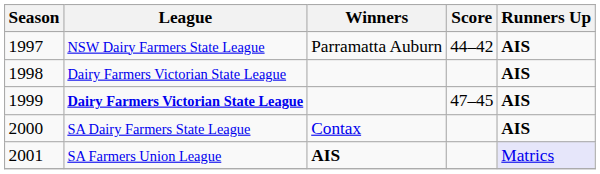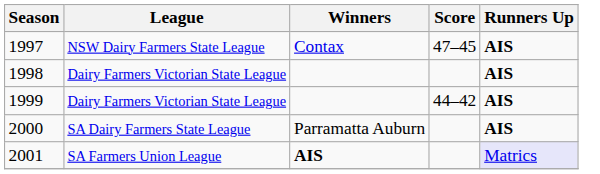(377, 45) Parramatta Auburn -> (319, 45) Contax
(472, 45) 44–42 -> (455, 45) 47–45
(185, 100) bold -> (177, 101) normal
(472, 100) 47–45 -> (455, 100) 44–42
(336, 127) Contax -> (360, 127) Parramatta Auburn
